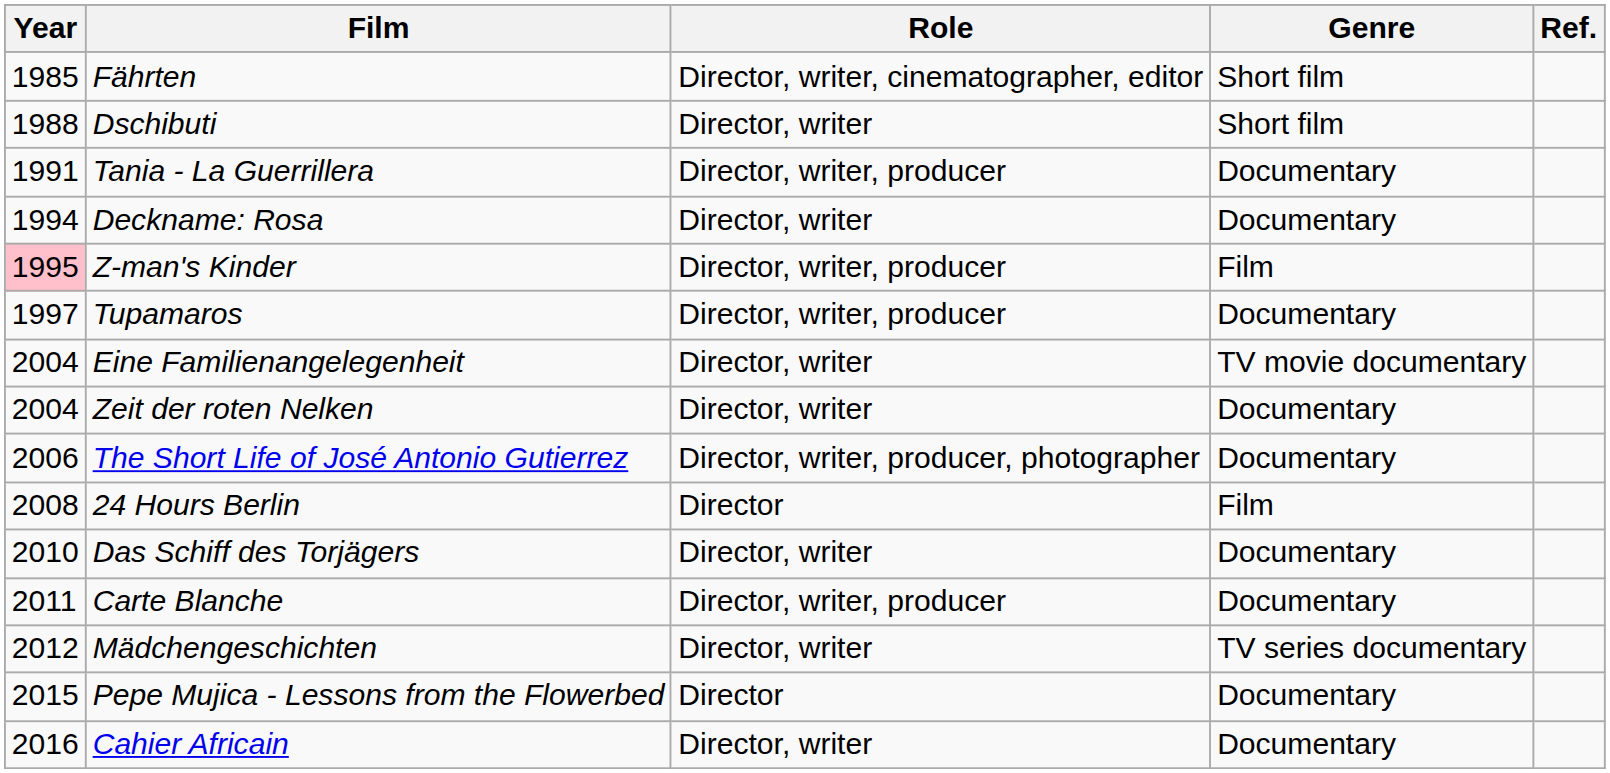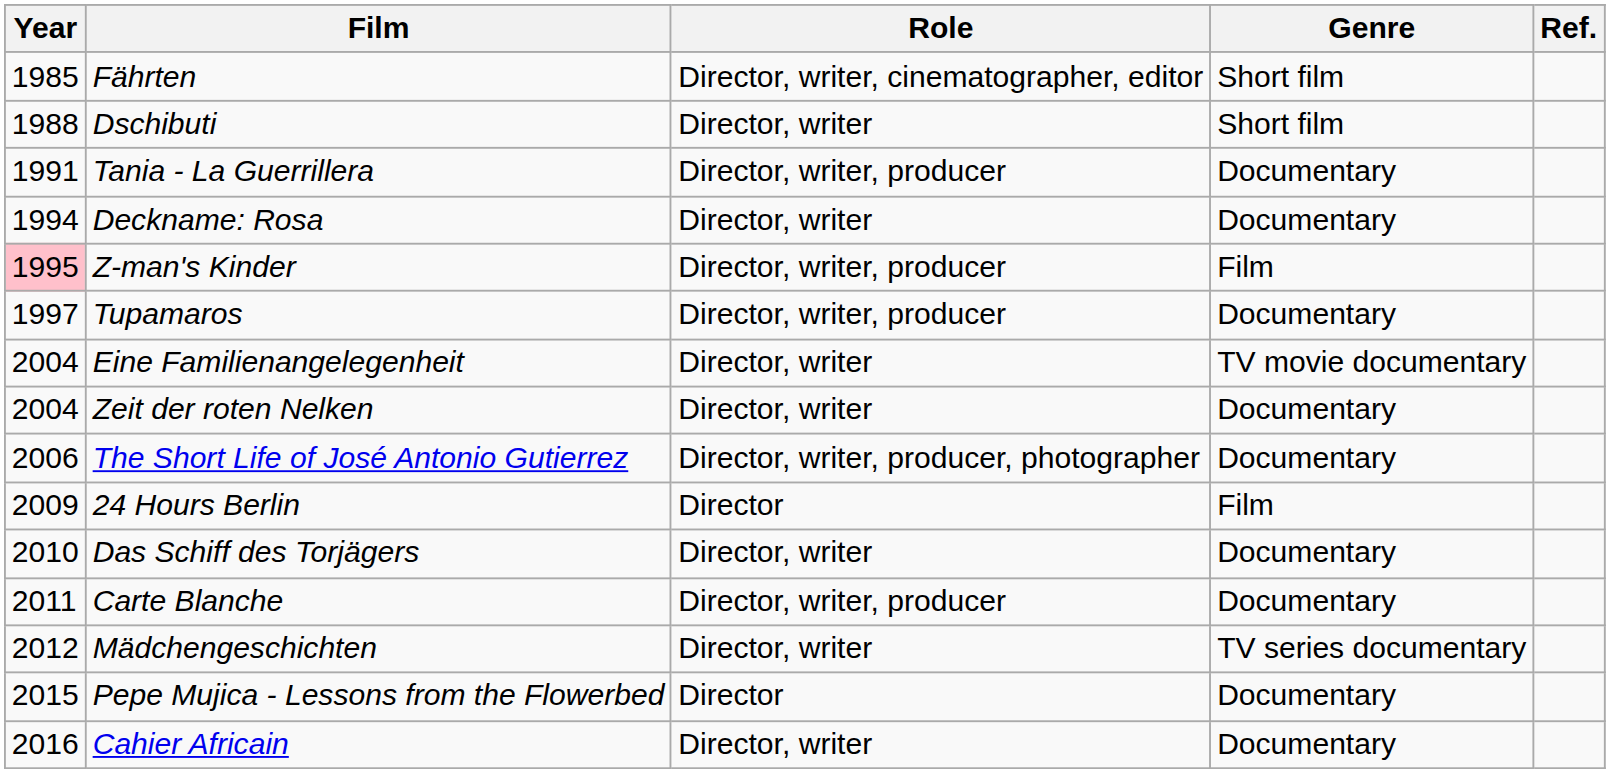(45, 505) 2008 -> (45, 505) 2009
